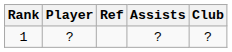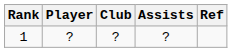columns swapped: (208, 15) <-> (112, 15)
